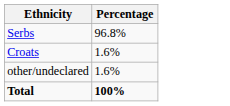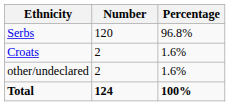+ column: (125, 14)
